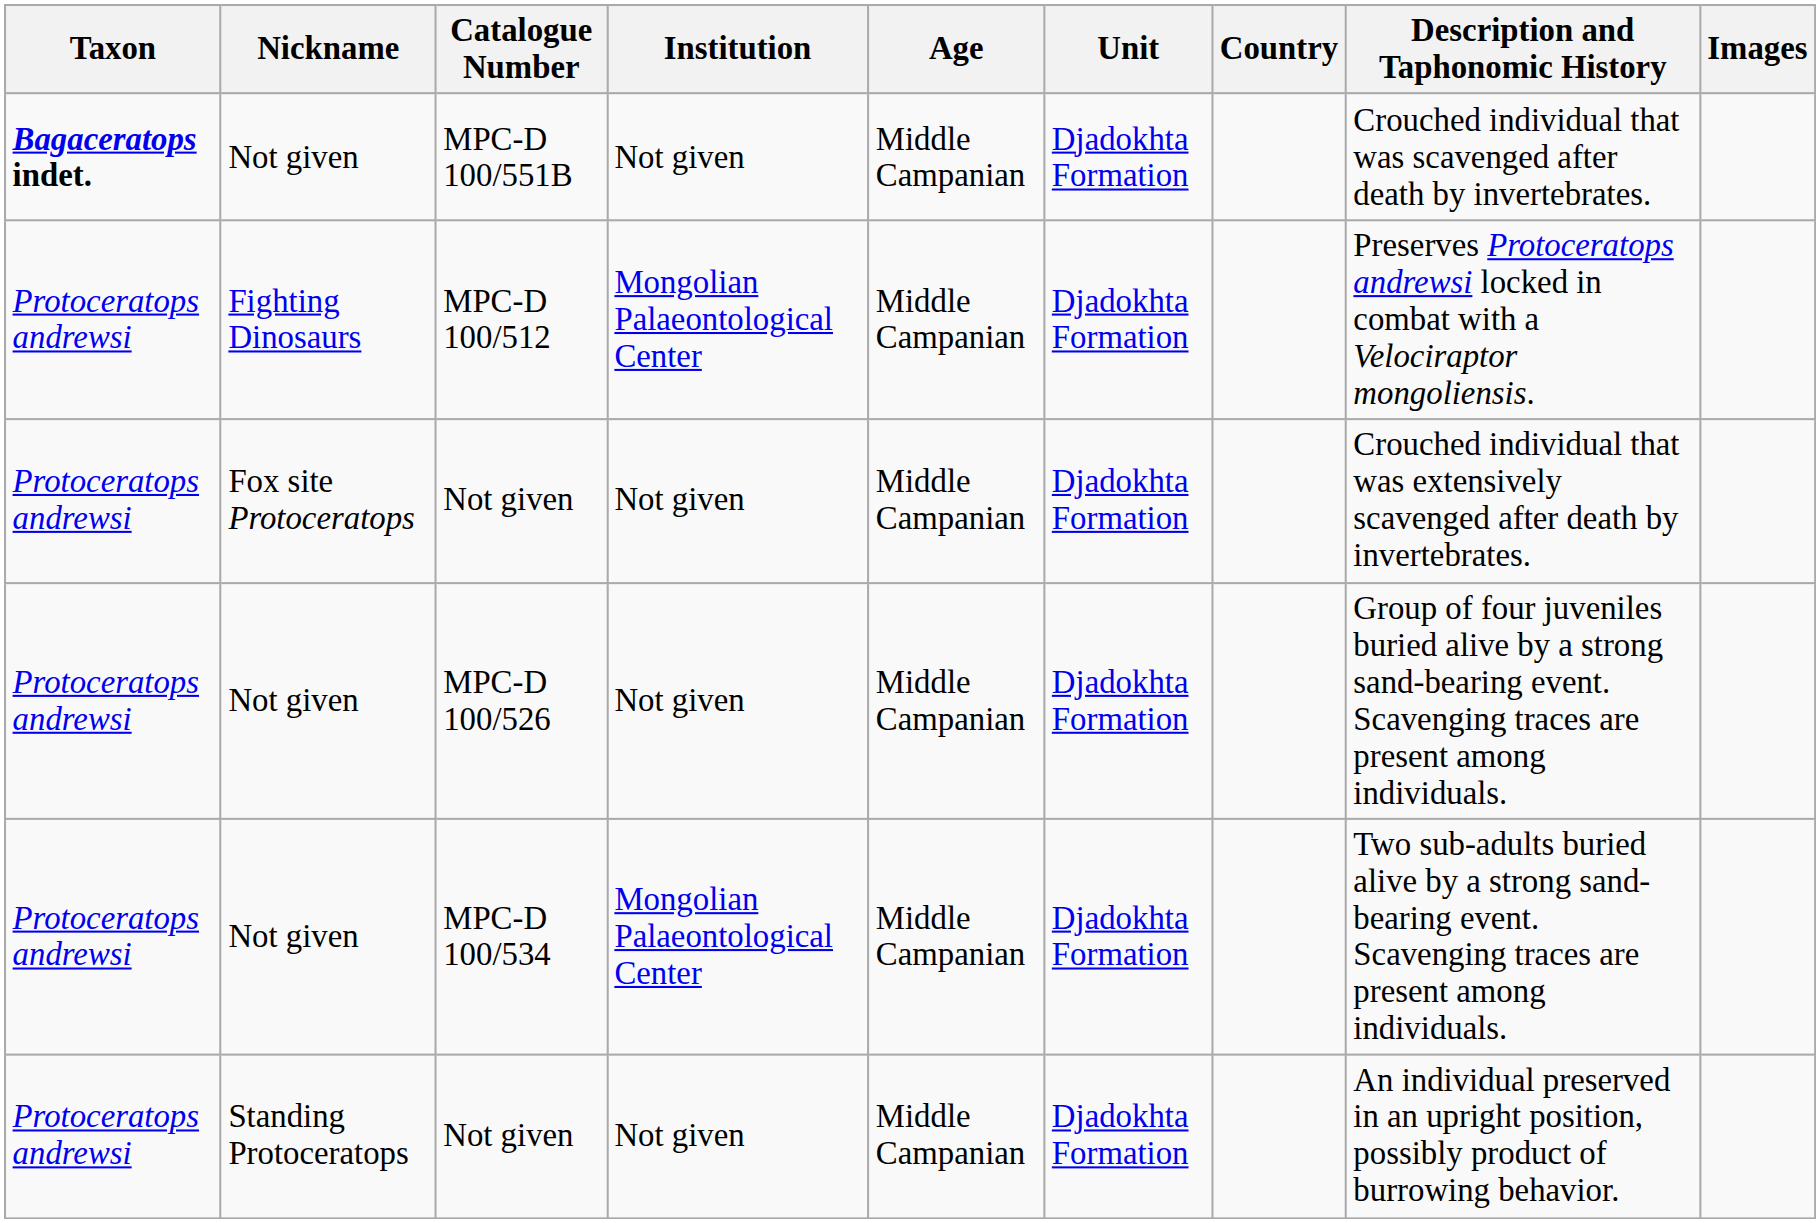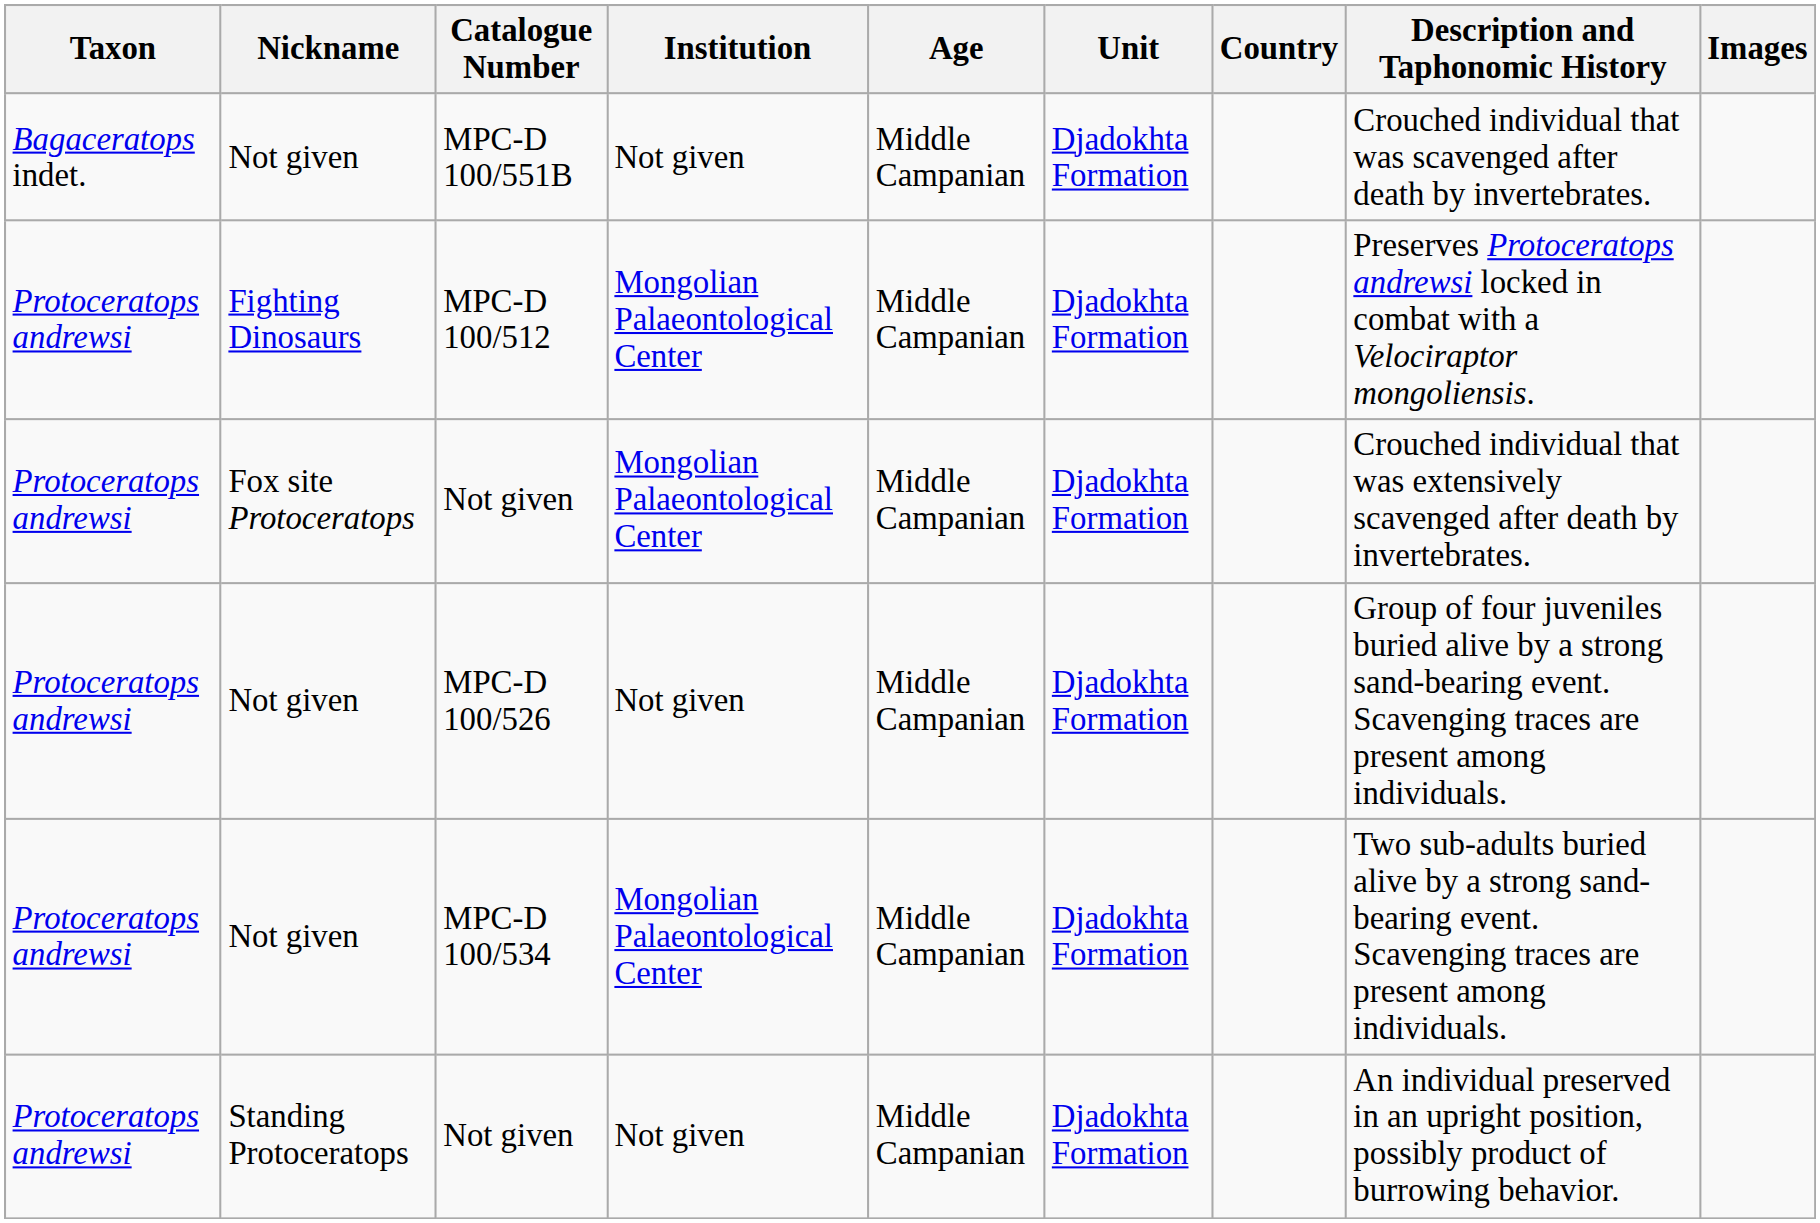(105, 156) bold -> (104, 156) normal
(680, 500) Not given -> (724, 500) Mongolian Palaeontological Center
